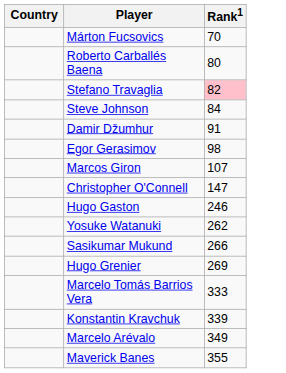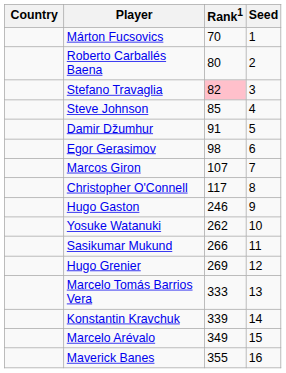+ column: (263, 15)
(214, 109) 84 -> (214, 109) 85
(218, 187) 147 -> (217, 187) 117
